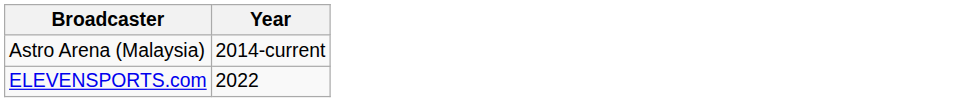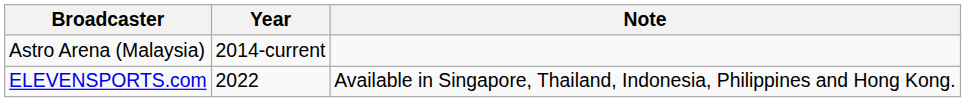+ column: (645, 19)
